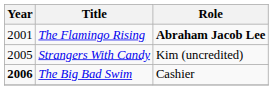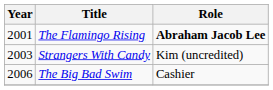(20, 54) 2005 -> (20, 54) 2003
(20, 74) bold -> (20, 74) normal
